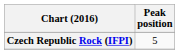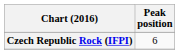(155, 40) 5 -> (155, 40) 6
